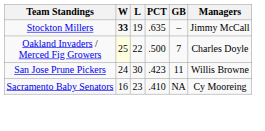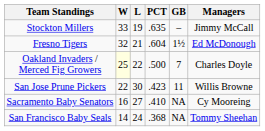(123, 28) bold -> (123, 28) normal
+ row: (60, 43)
(123, 70) 24 -> (123, 86) 22
(138, 86) 23 -> (138, 102) 27
+ row: (60, 117)
